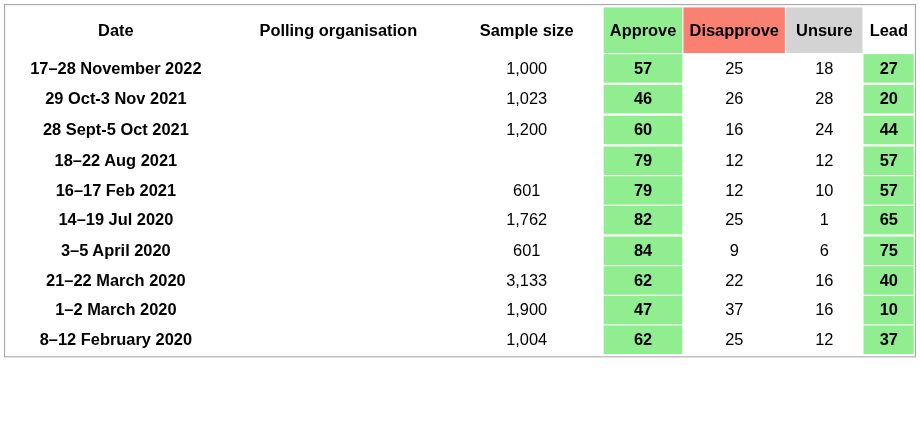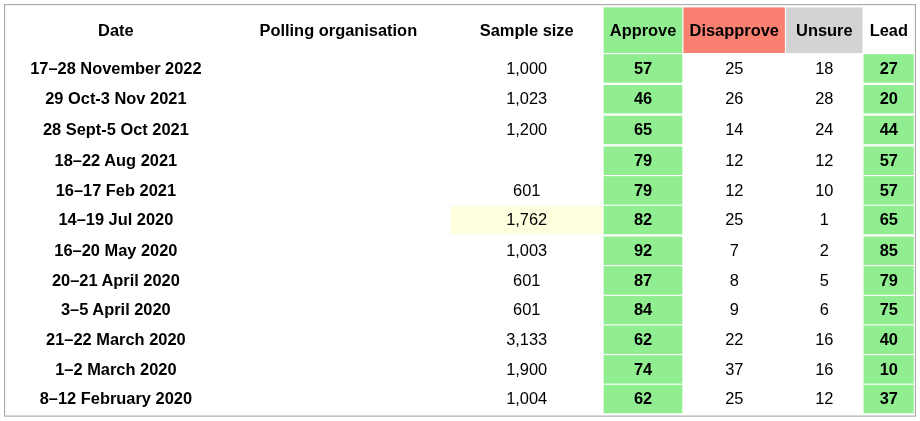(643, 129) 60 -> (643, 129) 65
(734, 129) 16 -> (734, 129) 14
(527, 219) no background -> (527, 219) lightyellow background
+ row: (116, 250)
+ row: (116, 280)
(643, 310) 47 -> (643, 369) 74
